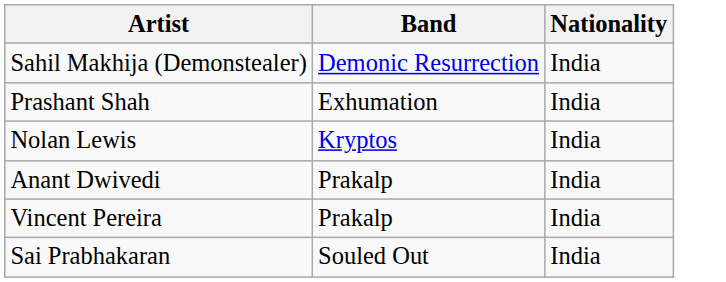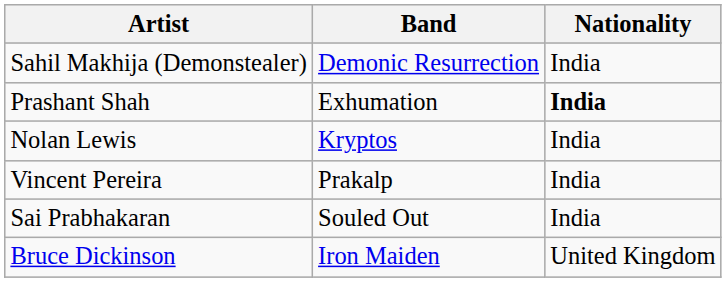(575, 101) normal -> (578, 101) bold
- row: (86, 179)
+ row: (93, 256)
